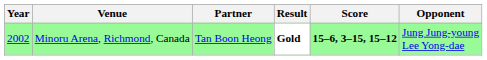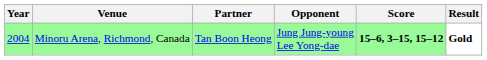columns swapped: (441, 14) <-> (292, 14)
(18, 39) 2002 -> (18, 39) 2004
